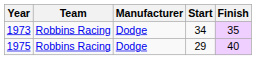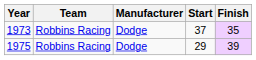(200, 30) 34 -> (200, 30) 37
(233, 47) 40 -> (233, 47) 39
